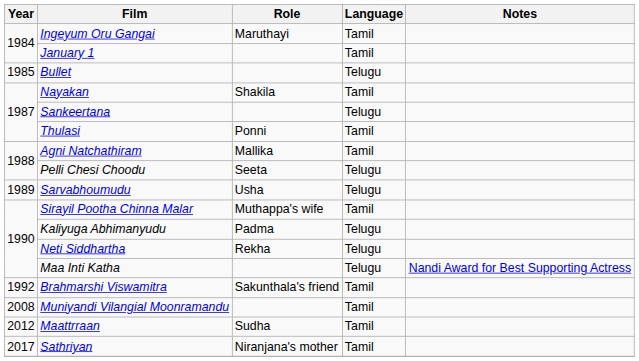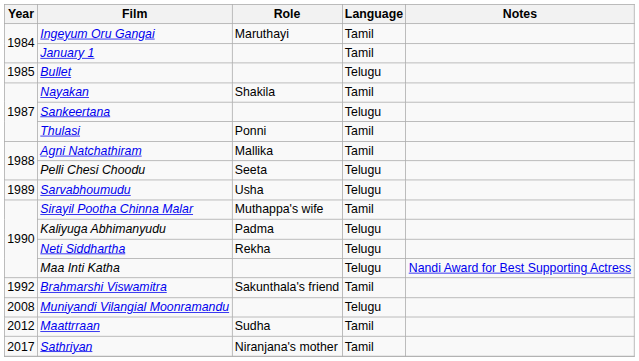(359, 307) Tamil -> (363, 307) Telugu
